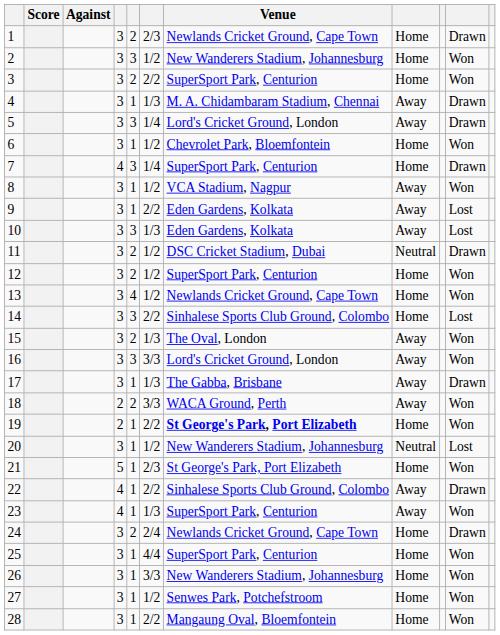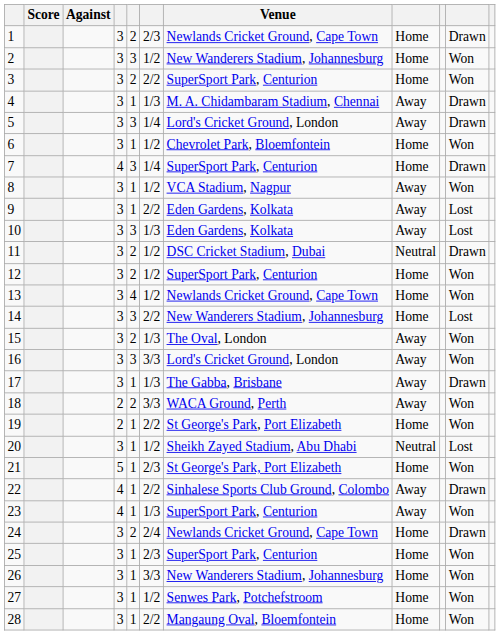(278, 317) Sinhalese Sports Club Ground, Colombo -> (275, 317) New Wanderers Stadium, Johannesburg
(262, 425) bold -> (254, 425) normal
(275, 446) New Wanderers Stadium, Johannesburg -> (262, 446) Sheikh Zayed Stadium, Abu Dhabi
(152, 554) 4/4 -> (152, 554) 2/3
